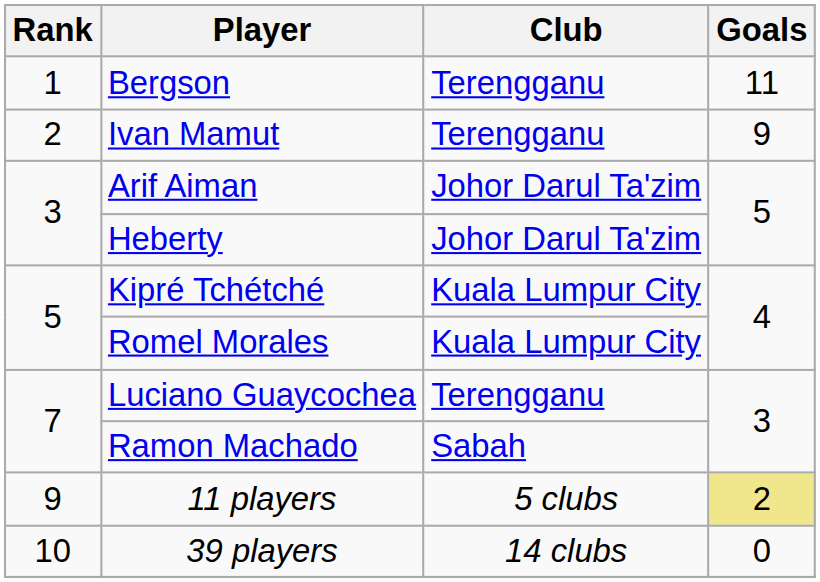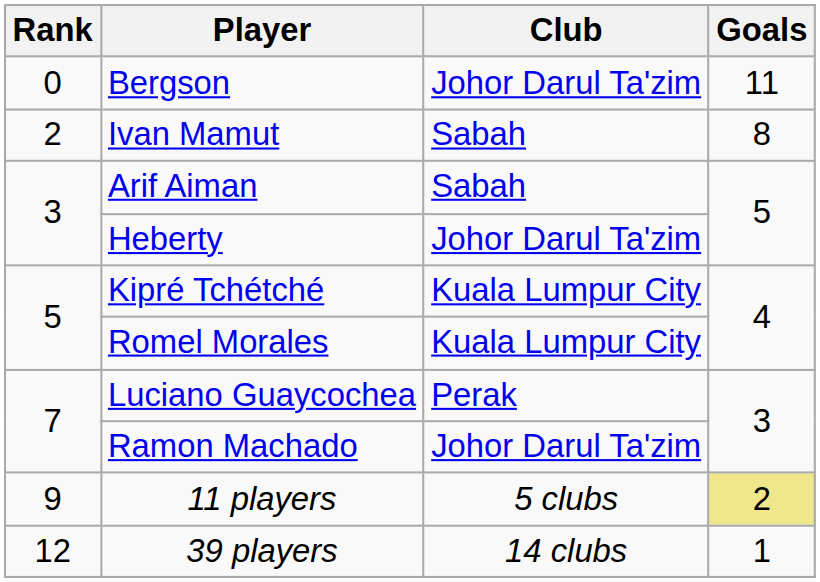(53, 82) 1 -> (53, 82) 0
(518, 82) Terengganu -> (566, 82) Johor Darul Ta'zim
(518, 134) Terengganu -> (479, 134) Sabah
(762, 134) 9 -> (762, 134) 8
(566, 186) Johor Darul Ta'zim -> (479, 186) Sabah
(518, 394) Terengganu -> (474, 394) Perak
(479, 446) Sabah -> (566, 446) Johor Darul Ta'zim
(53, 550) 10 -> (53, 550) 12
(762, 550) 0 -> (762, 550) 1
